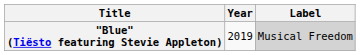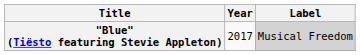(240, 36) 2019 -> (240, 36) 2017
